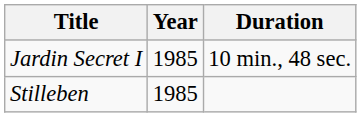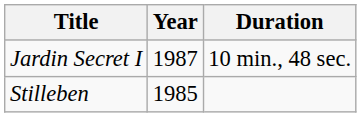(175, 58) 1985 -> (175, 58) 1987
